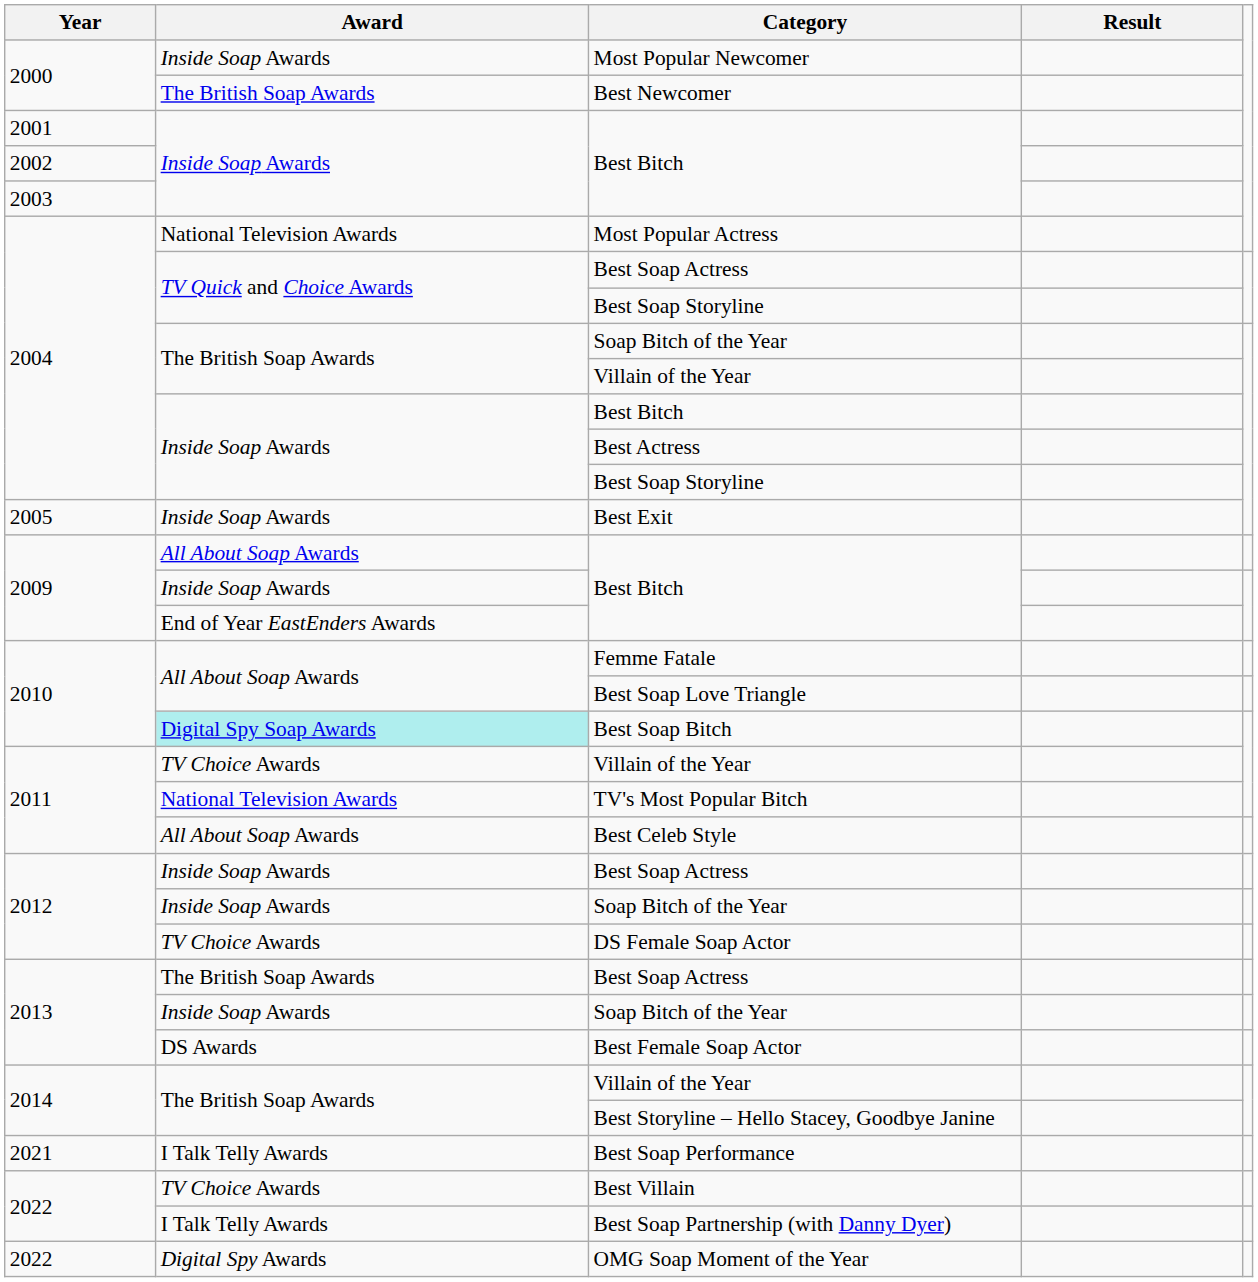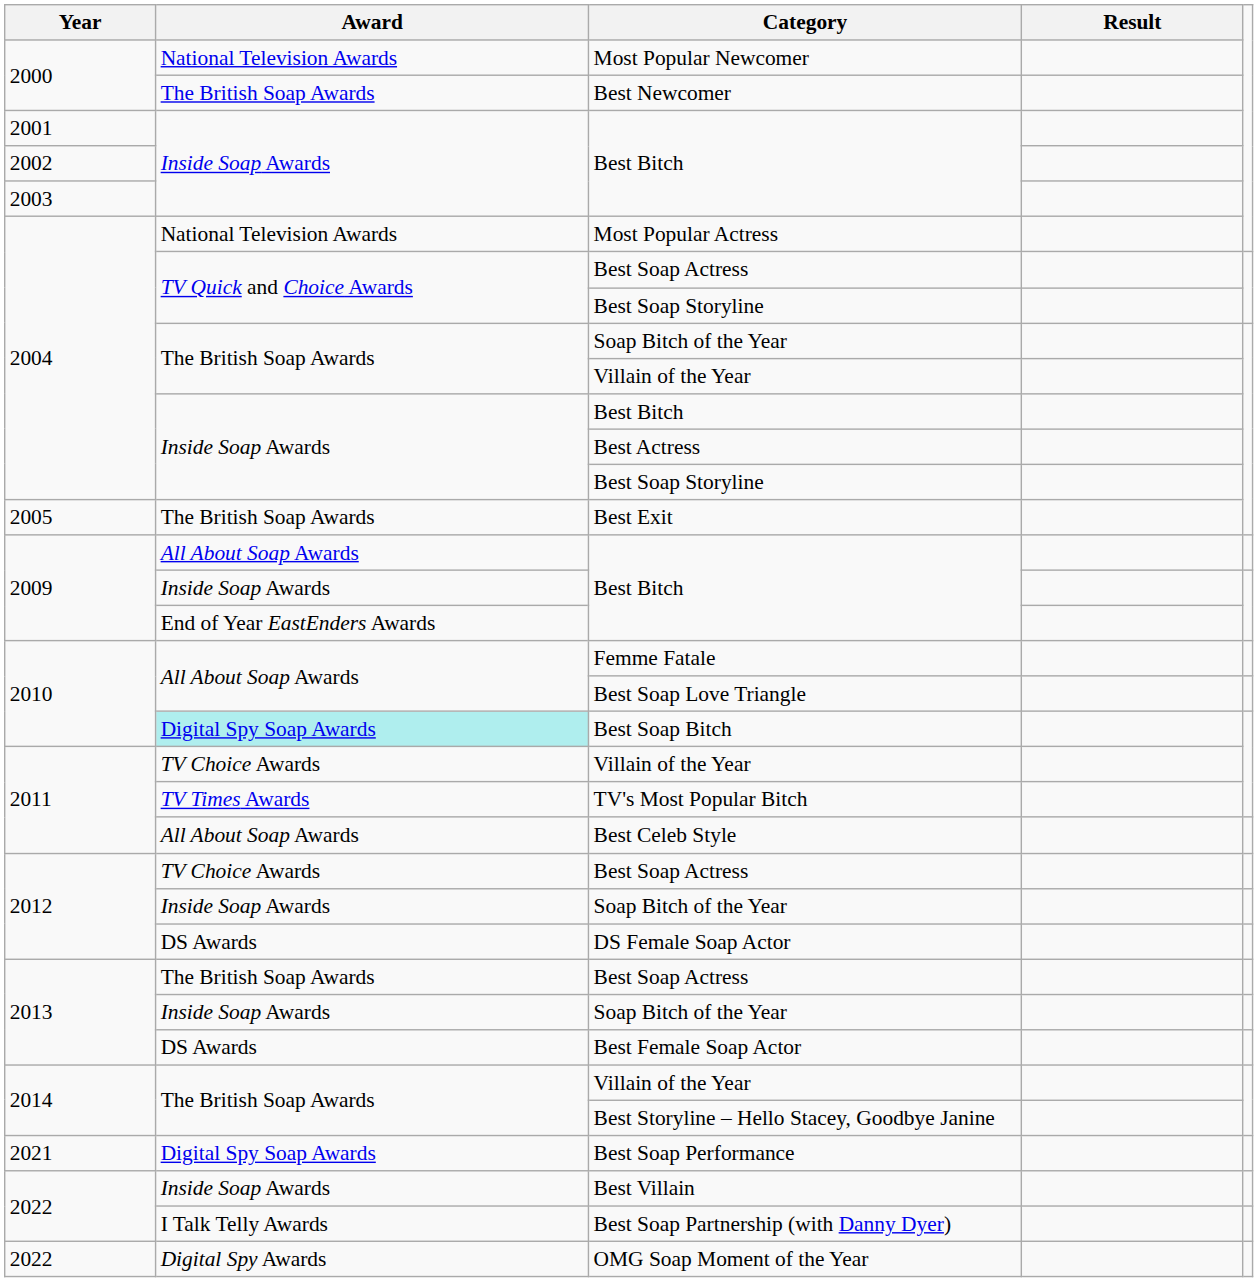(245, 57) Inside Soap Awards -> (279, 57) National Television Awards
(245, 517) Inside Soap Awards -> (268, 517) The British Soap Awards
(279, 799) National Television Awards -> (235, 799) TV Times Awards
(245, 870) Inside Soap Awards -> (240, 870) TV Choice Awards
(240, 941) TV Choice Awards -> (209, 941) DS Awards
(244, 1153) I Talk Telly Awards -> (268, 1153) Digital Spy Soap Awards
(240, 1188) TV Choice Awards -> (245, 1188) Inside Soap Awards
